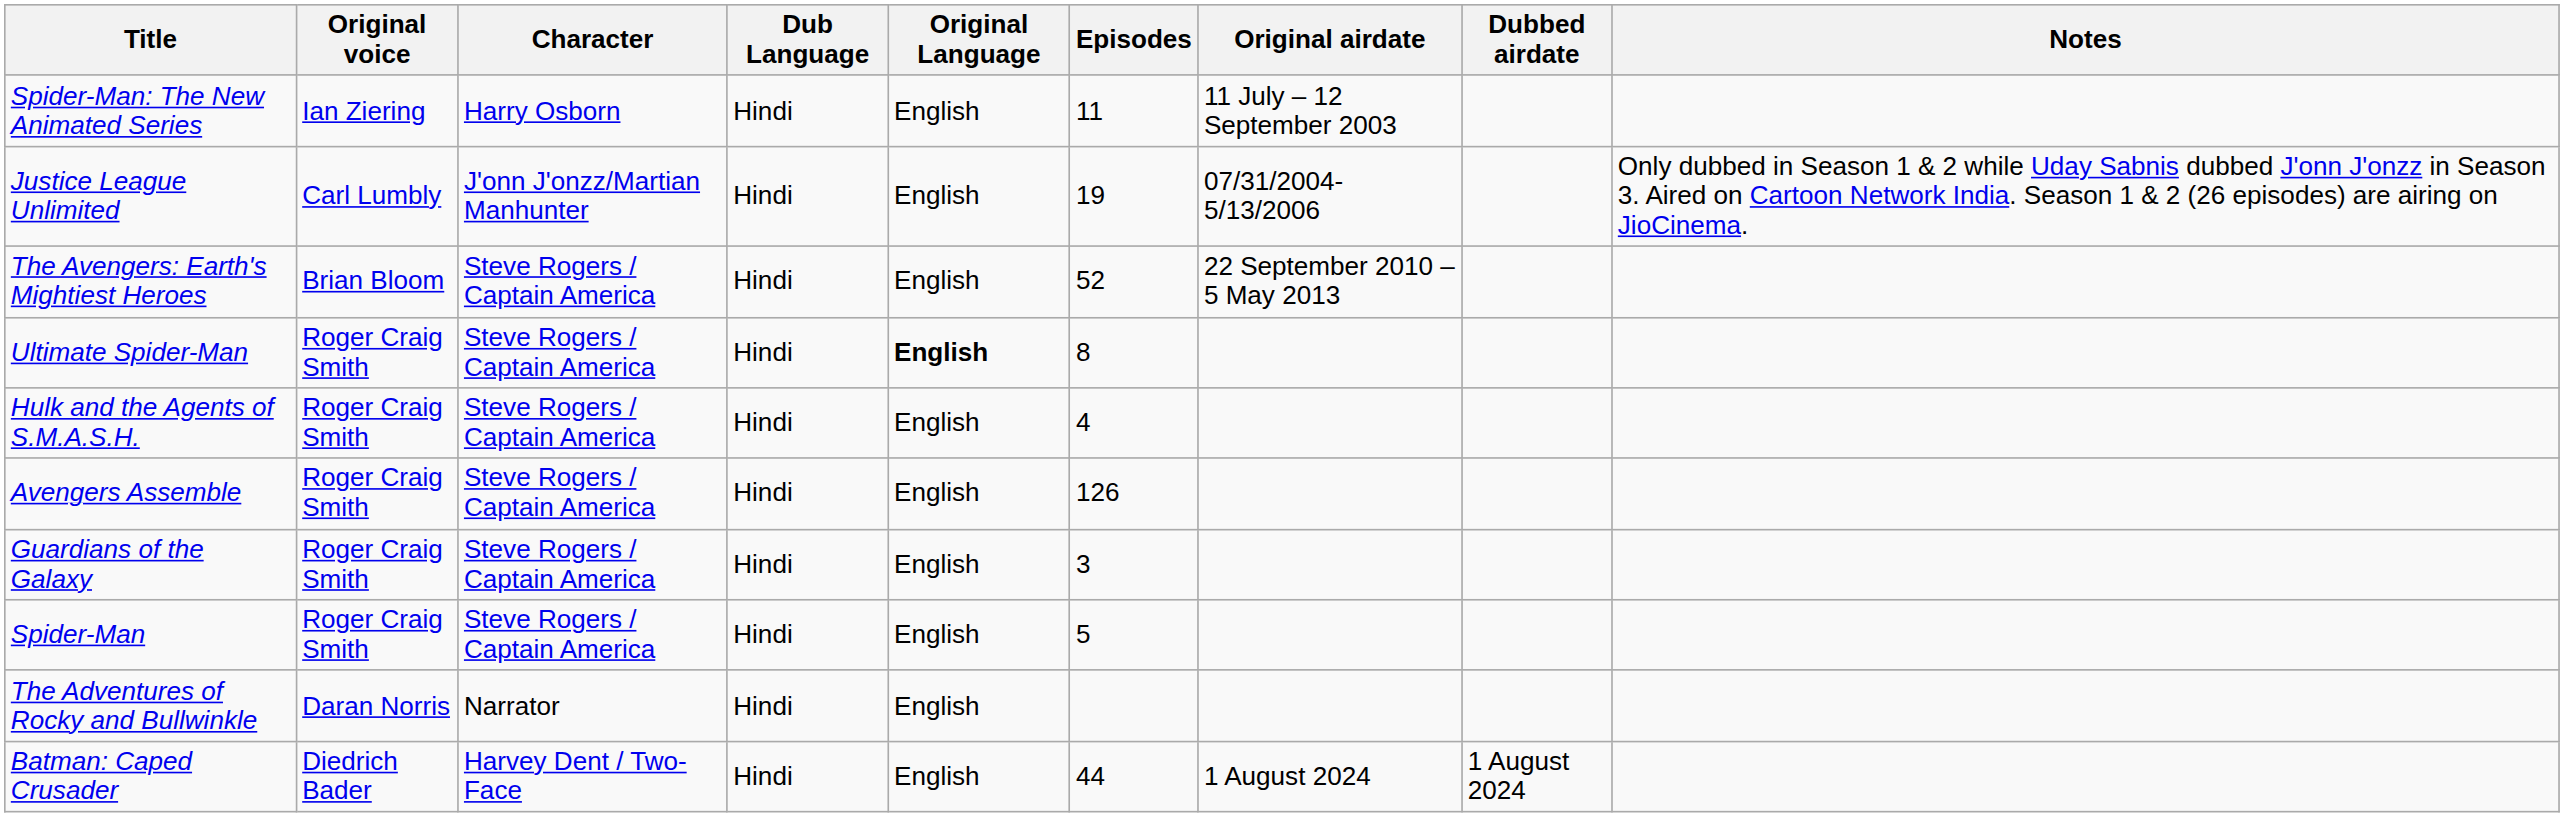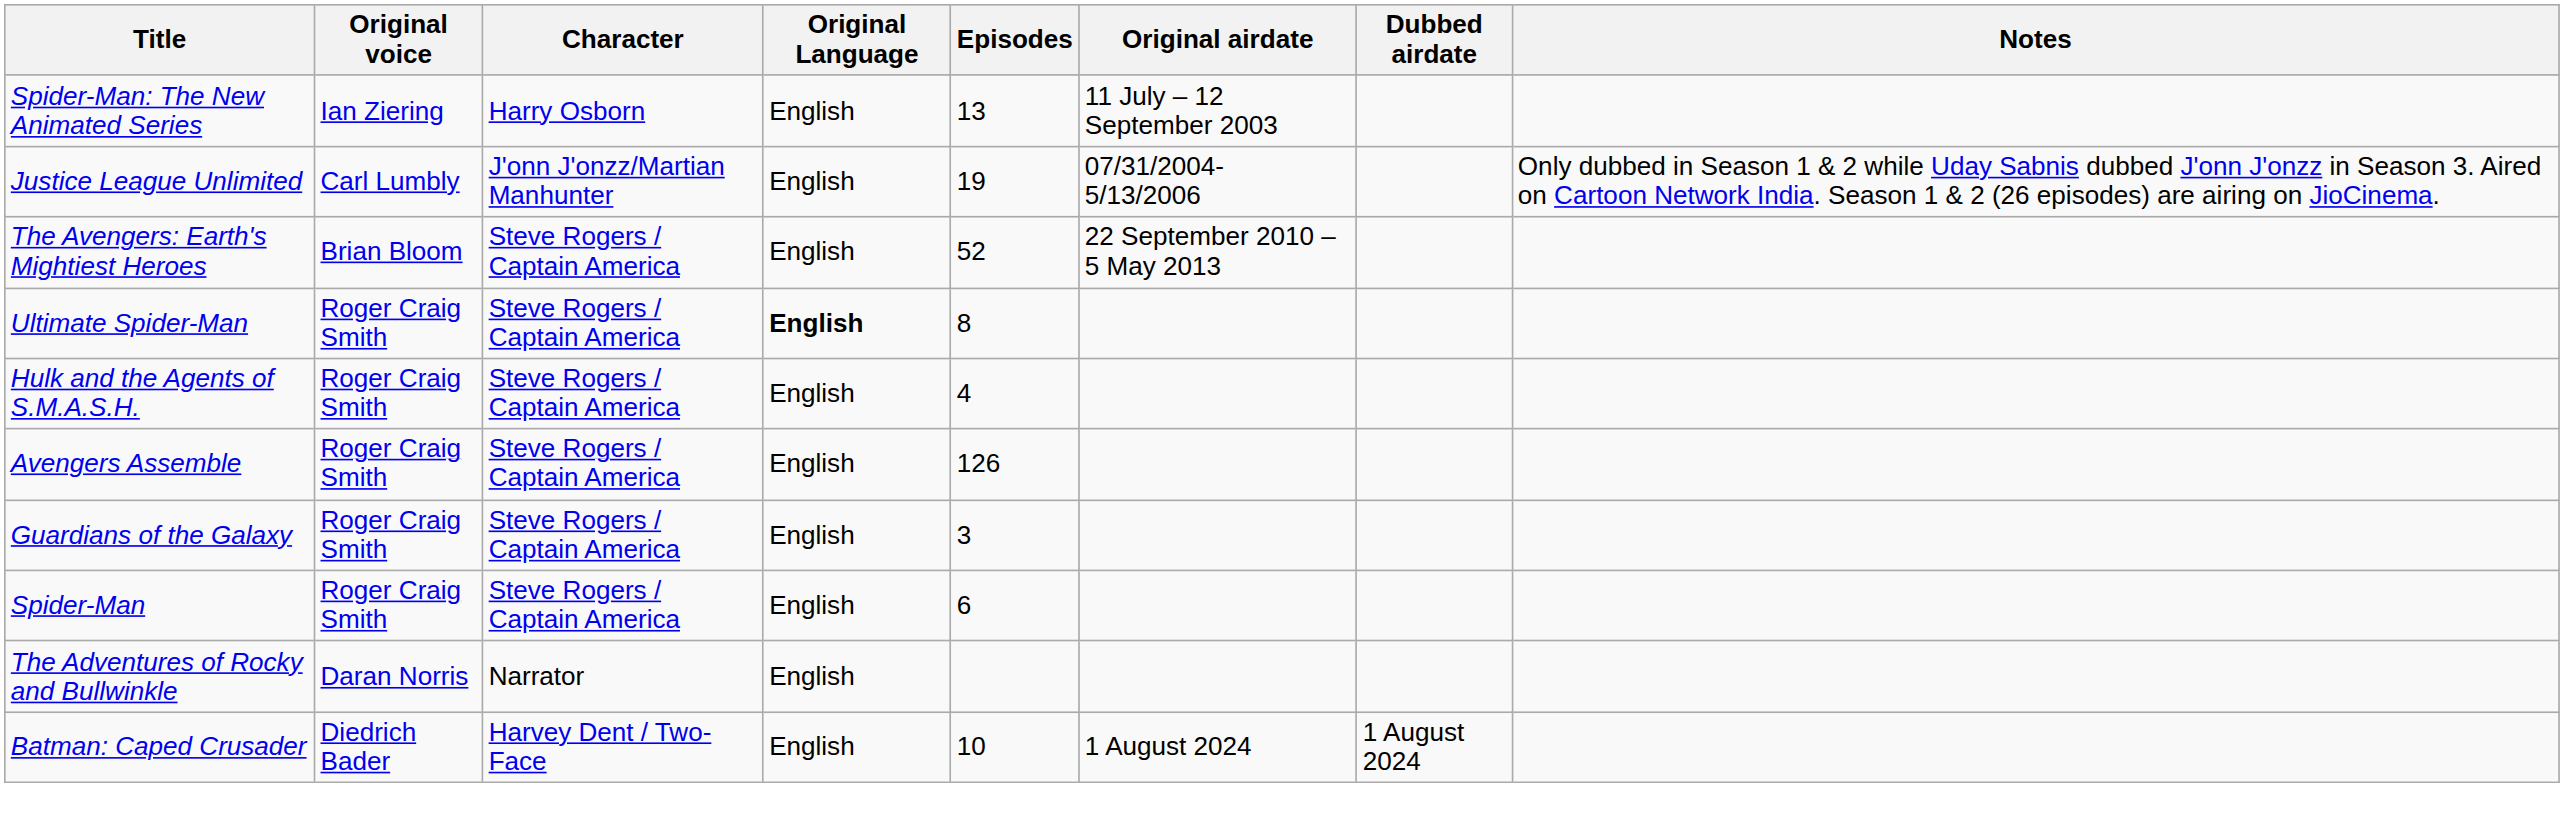- column: (808, 39)
(1089, 110) 11 -> (971, 110) 13
(1083, 634) 5 -> (964, 605) 6
(1090, 776) 44 -> (971, 746) 10
